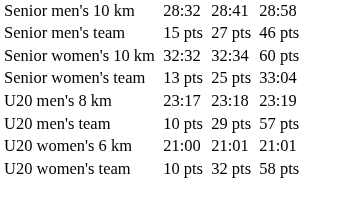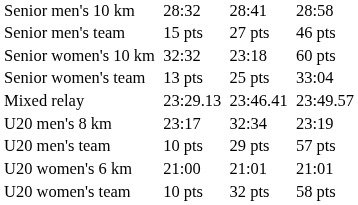(230, 55) 32:34 -> (248, 55) 23:18
+ row: (44, 100)
(230, 100) 23:18 -> (248, 123) 32:34
